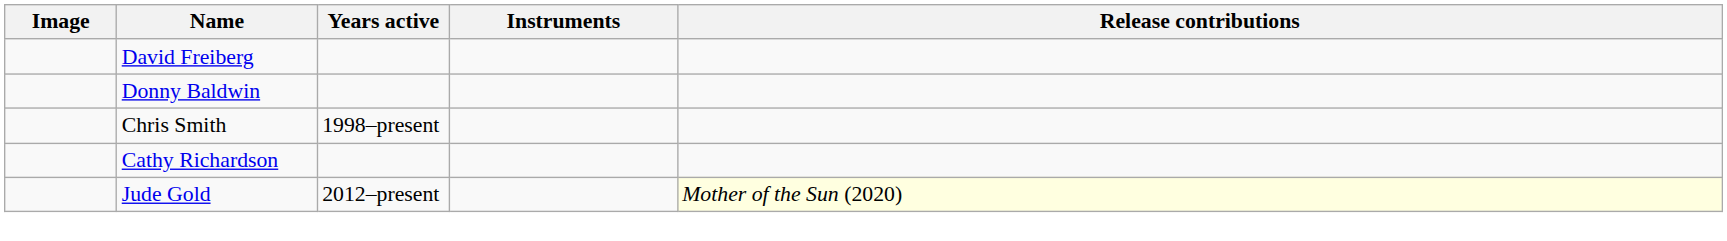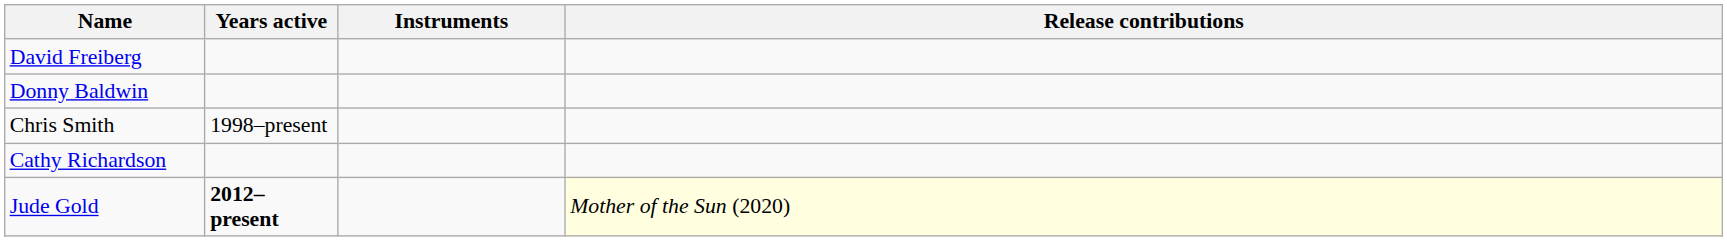- column: (61, 21)
(381, 194) normal -> (244, 206) bold
